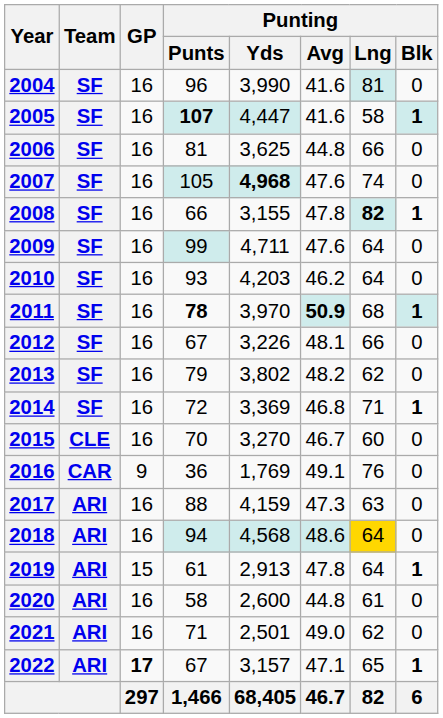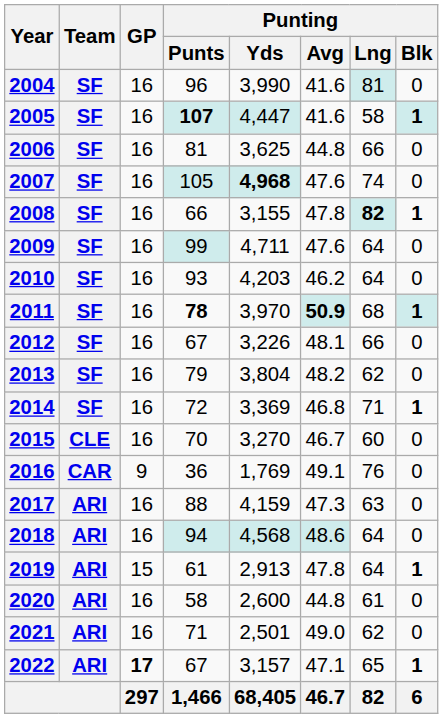(265, 375) 3,802 -> (265, 375) 3,804
(373, 536) gold background -> (373, 536) no background
